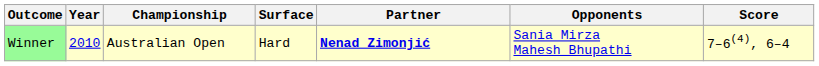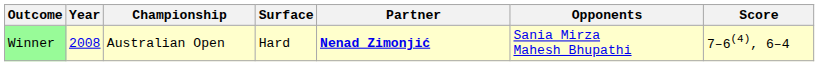(85, 43) 2010 -> (85, 43) 2008
